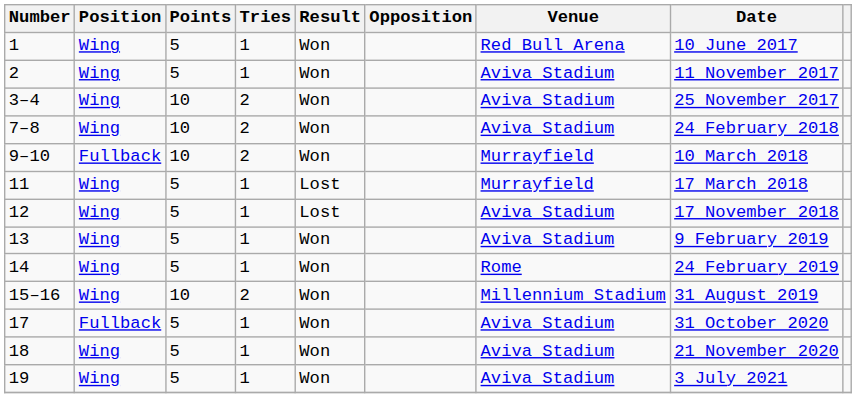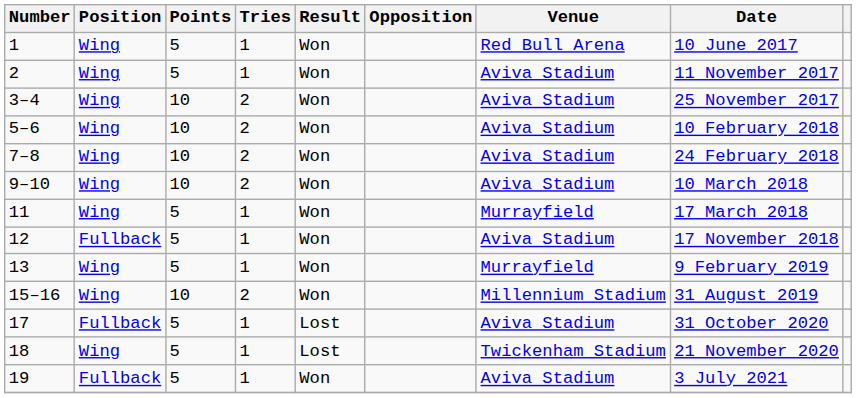+ row: (24, 130)
(120, 157) Fullback -> (99, 185) Wing
(537, 157) Murrayfield -> (547, 185) Aviva Stadium
(320, 185) Lost -> (315, 213) Won
(99, 213) Wing -> (120, 241) Fullback
(320, 213) Lost -> (315, 241) Won
(547, 241) Aviva Stadium -> (537, 268) Murrayfield
- row: (19, 268)
(315, 324) Won -> (320, 324) Lost
(315, 351) Won -> (320, 351) Lost
(547, 351) Aviva Stadium -> (573, 351) Twickenham Stadium
(99, 379) Wing -> (120, 379) Fullback
